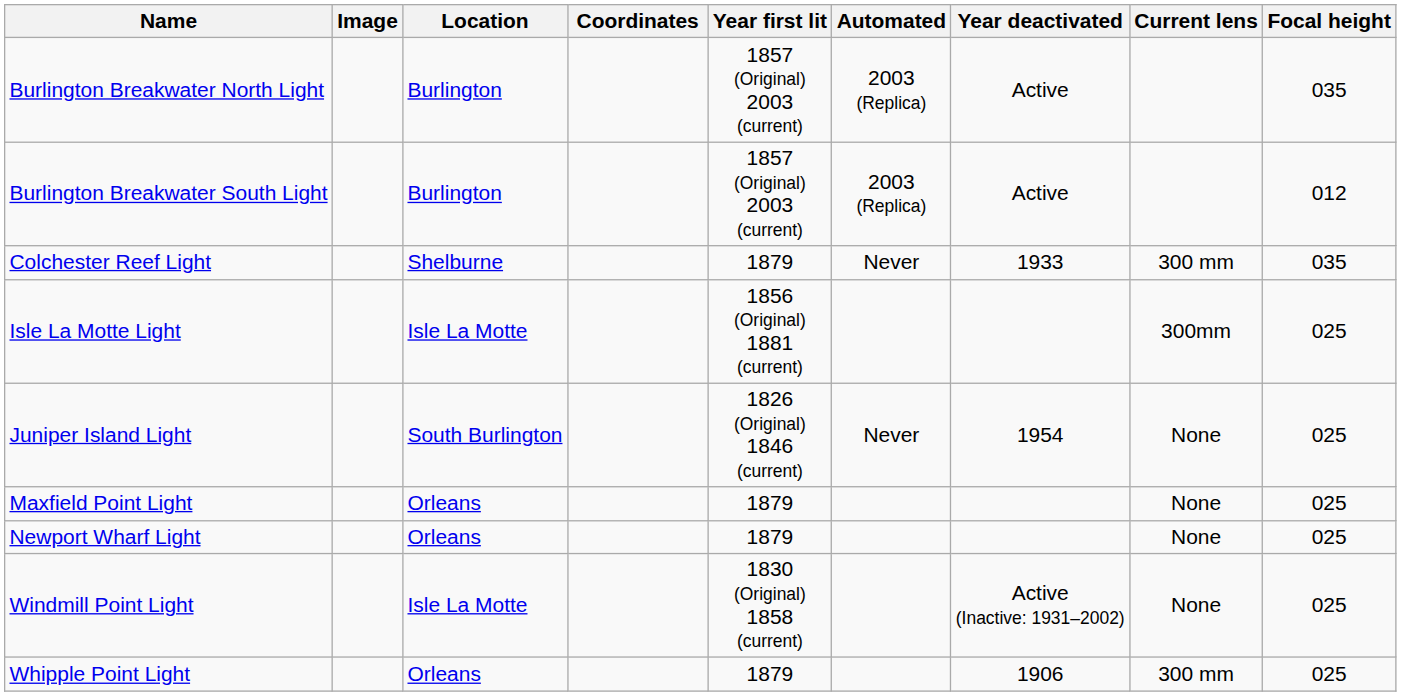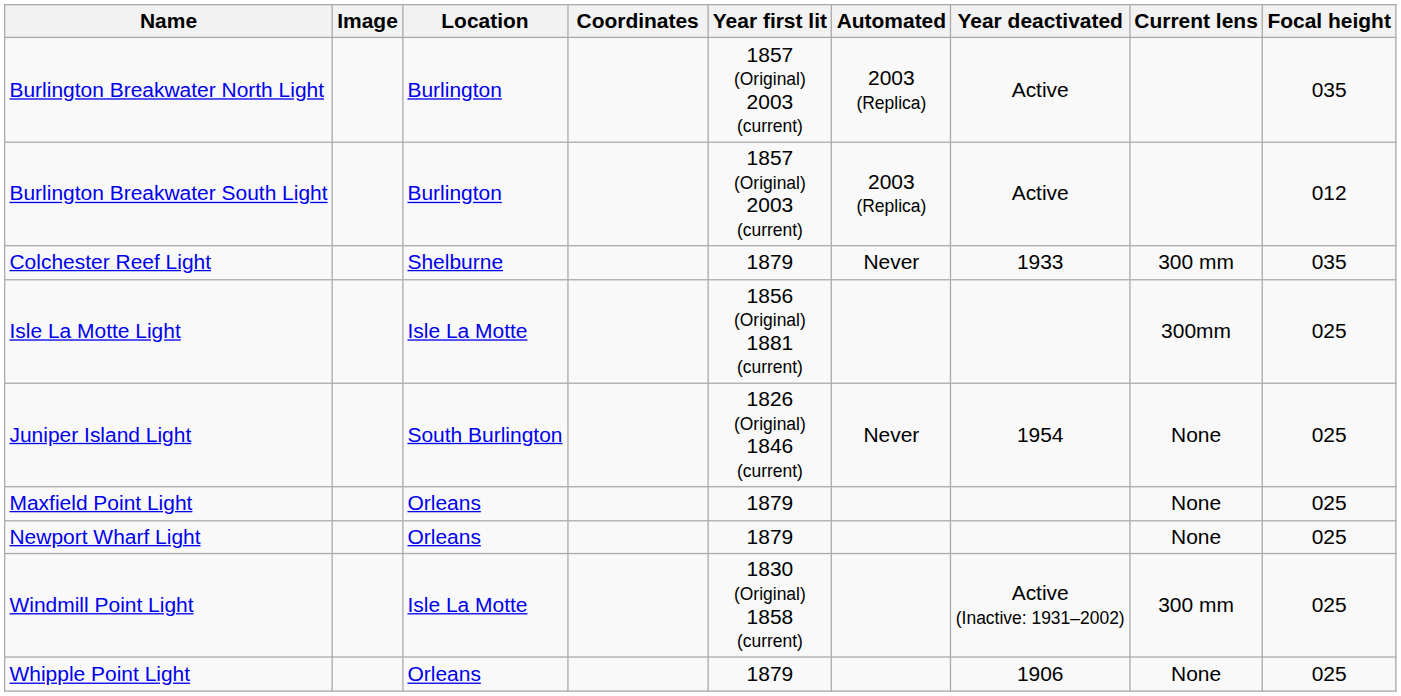(1196, 605) None -> (1196, 605) 300 mm
(1196, 673) 300 mm -> (1196, 673) None
